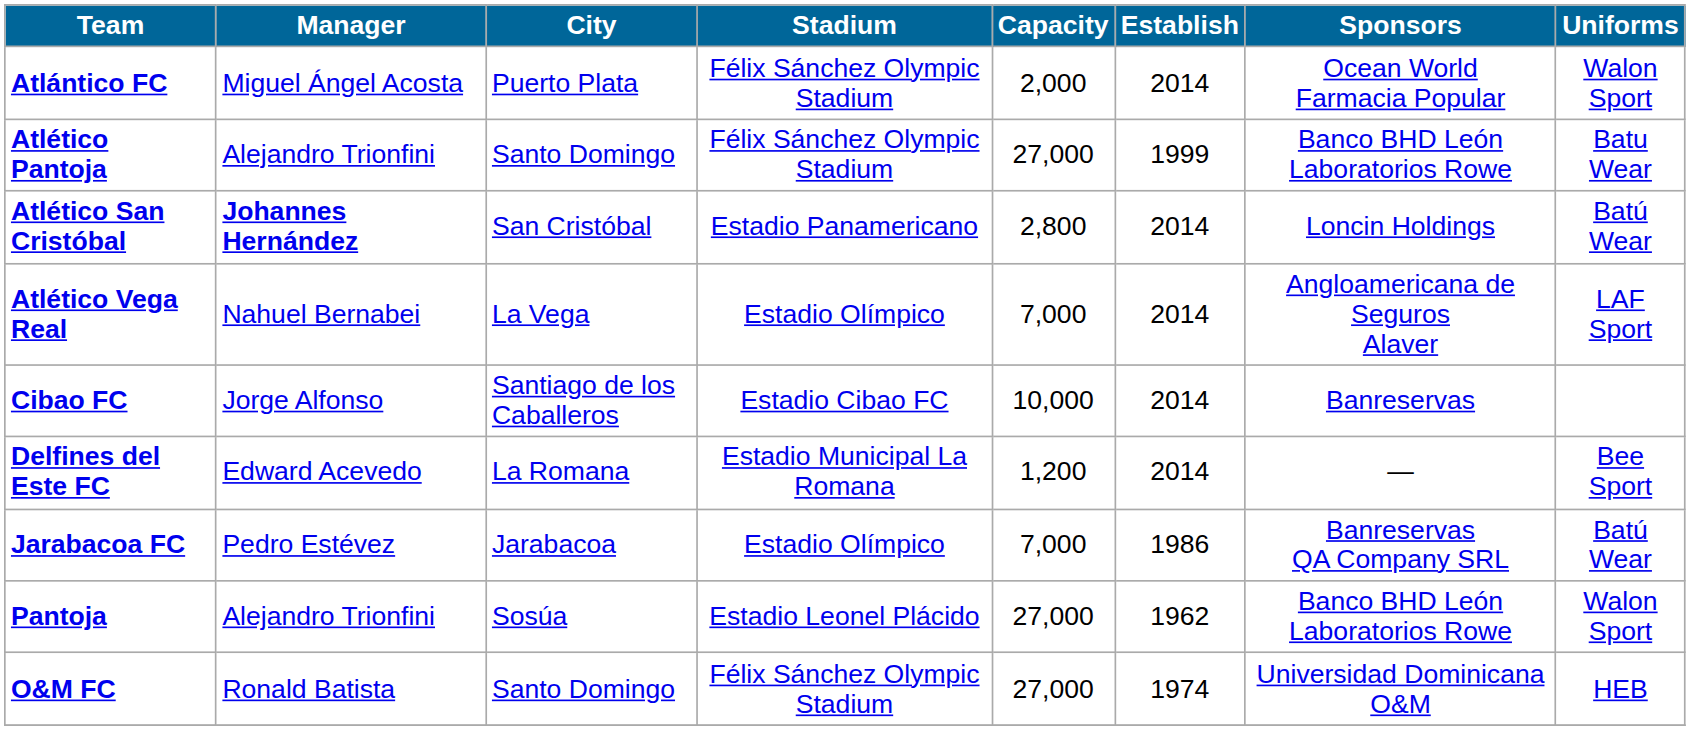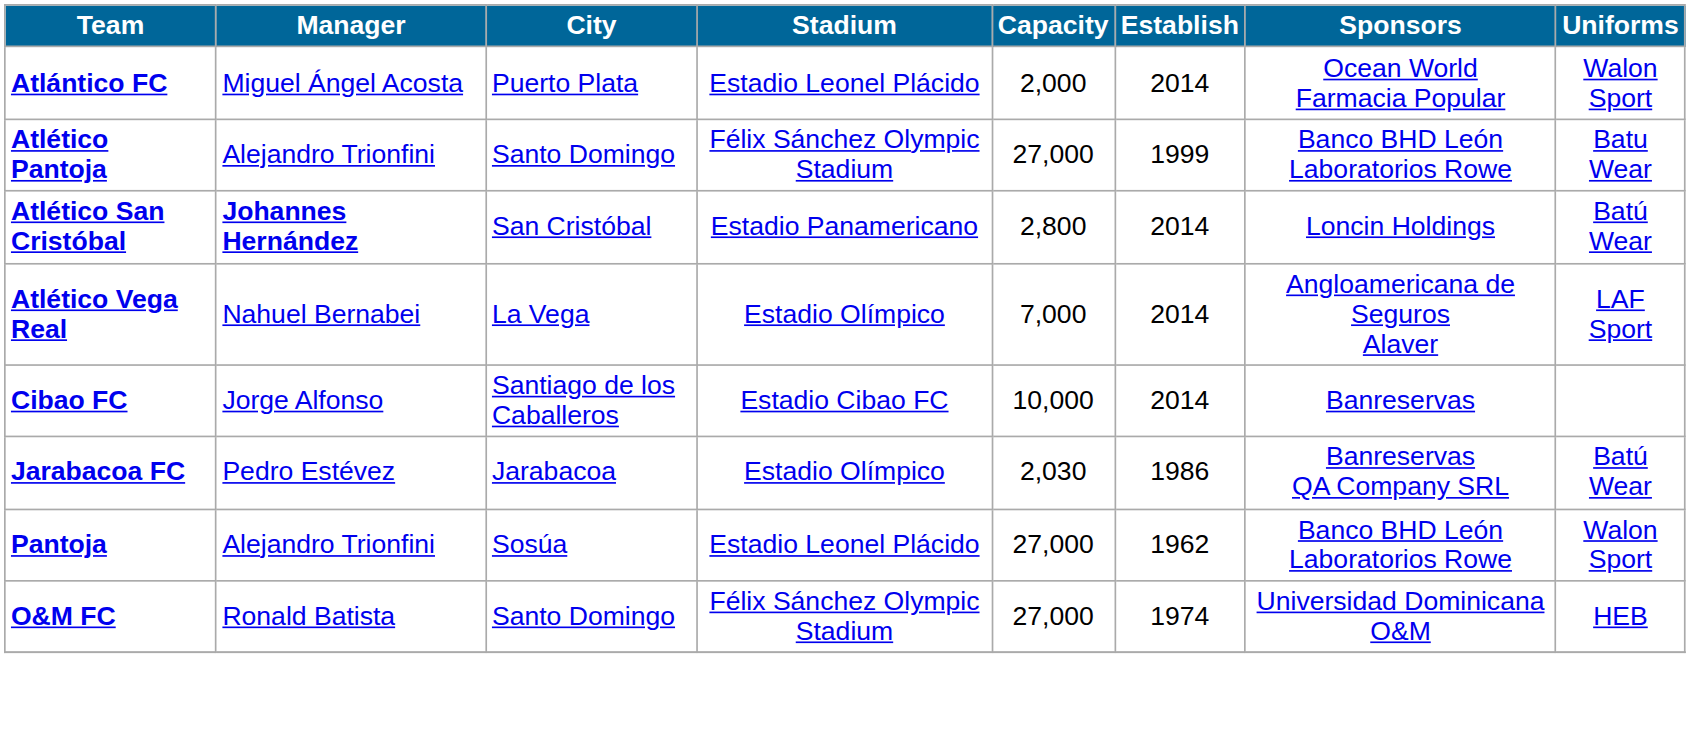(844, 82) Félix Sánchez Olympic Stadium -> (844, 82) Estadio Leonel Plácido
- row: (85, 472)
(1053, 544) 7,000 -> (1053, 472) 2,030
